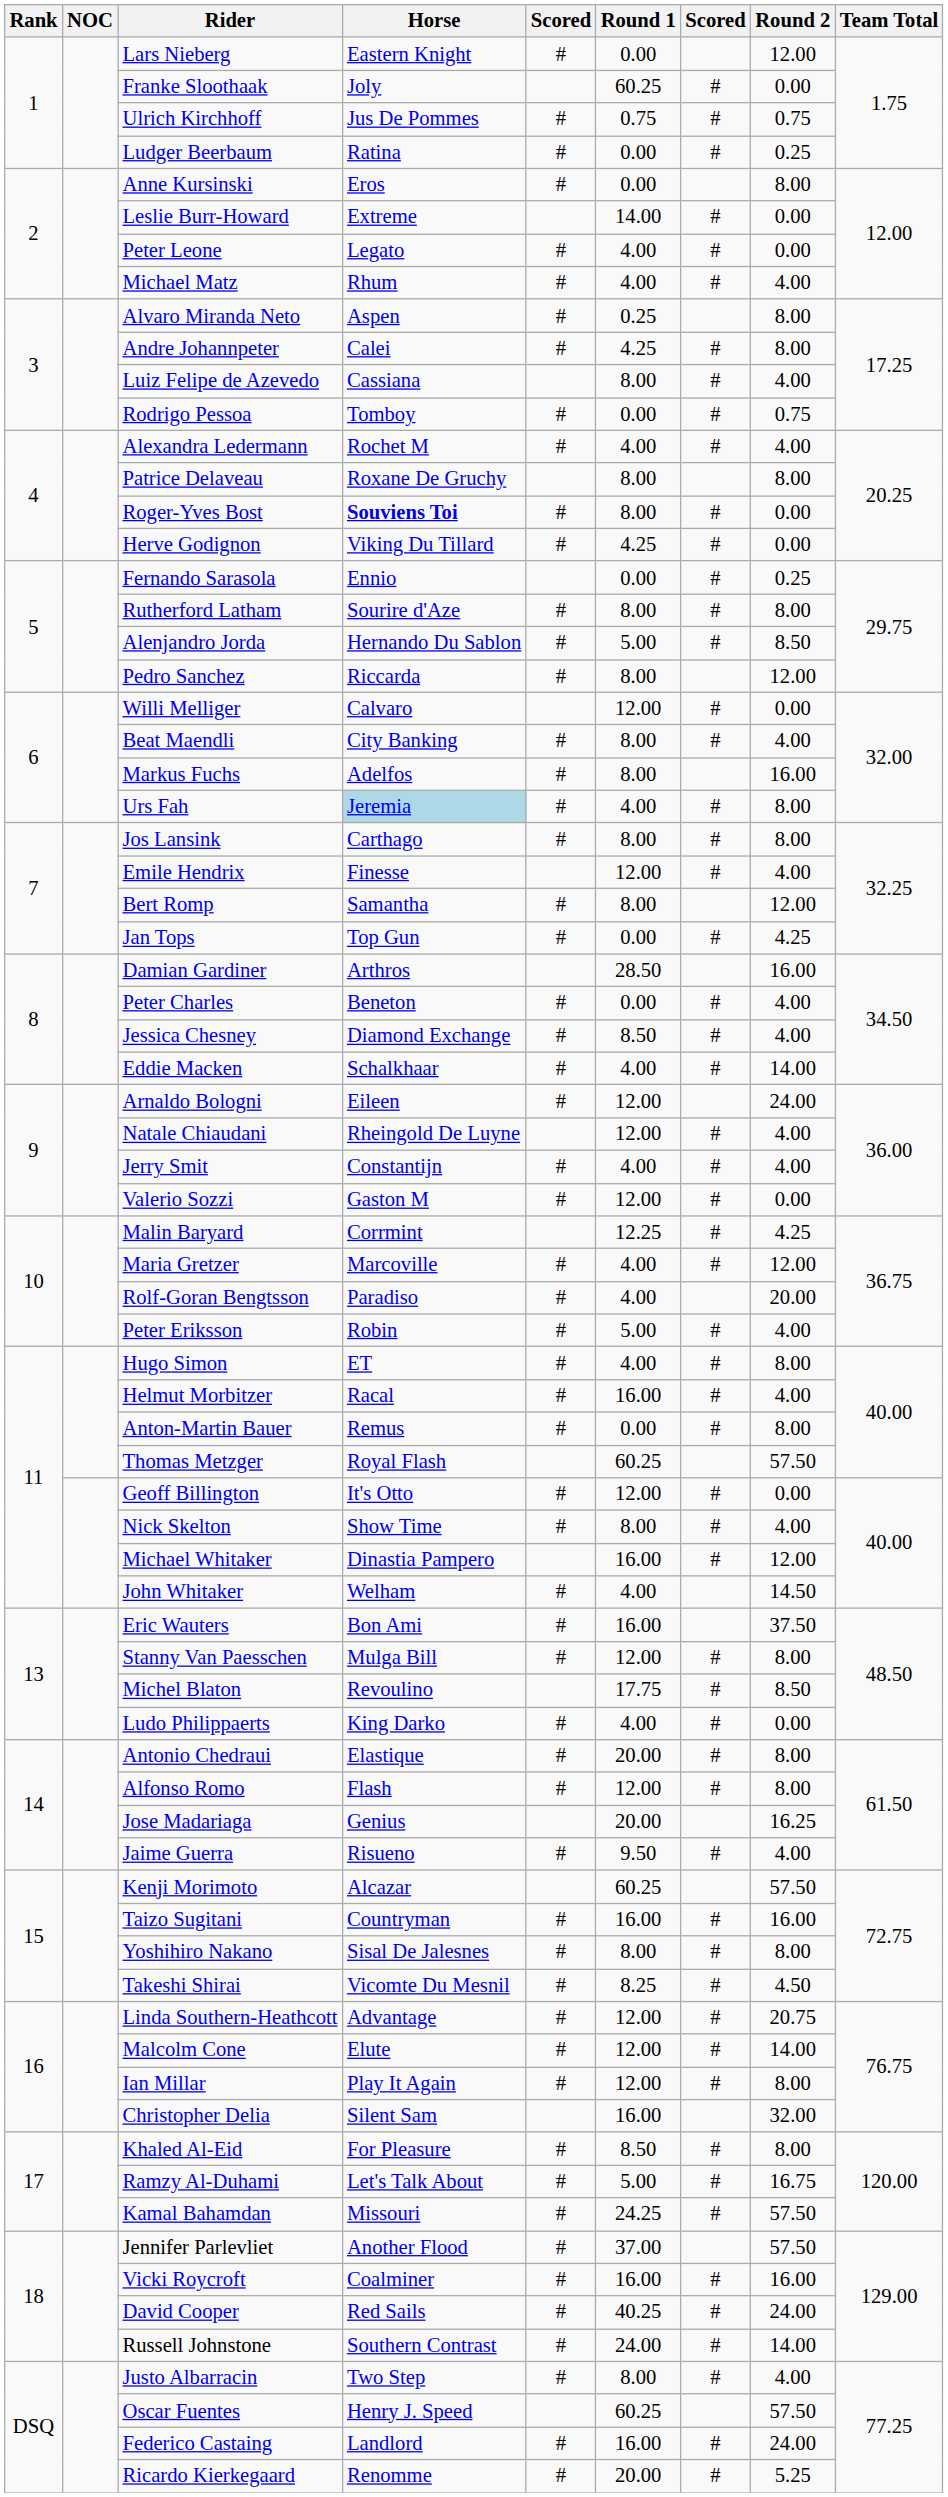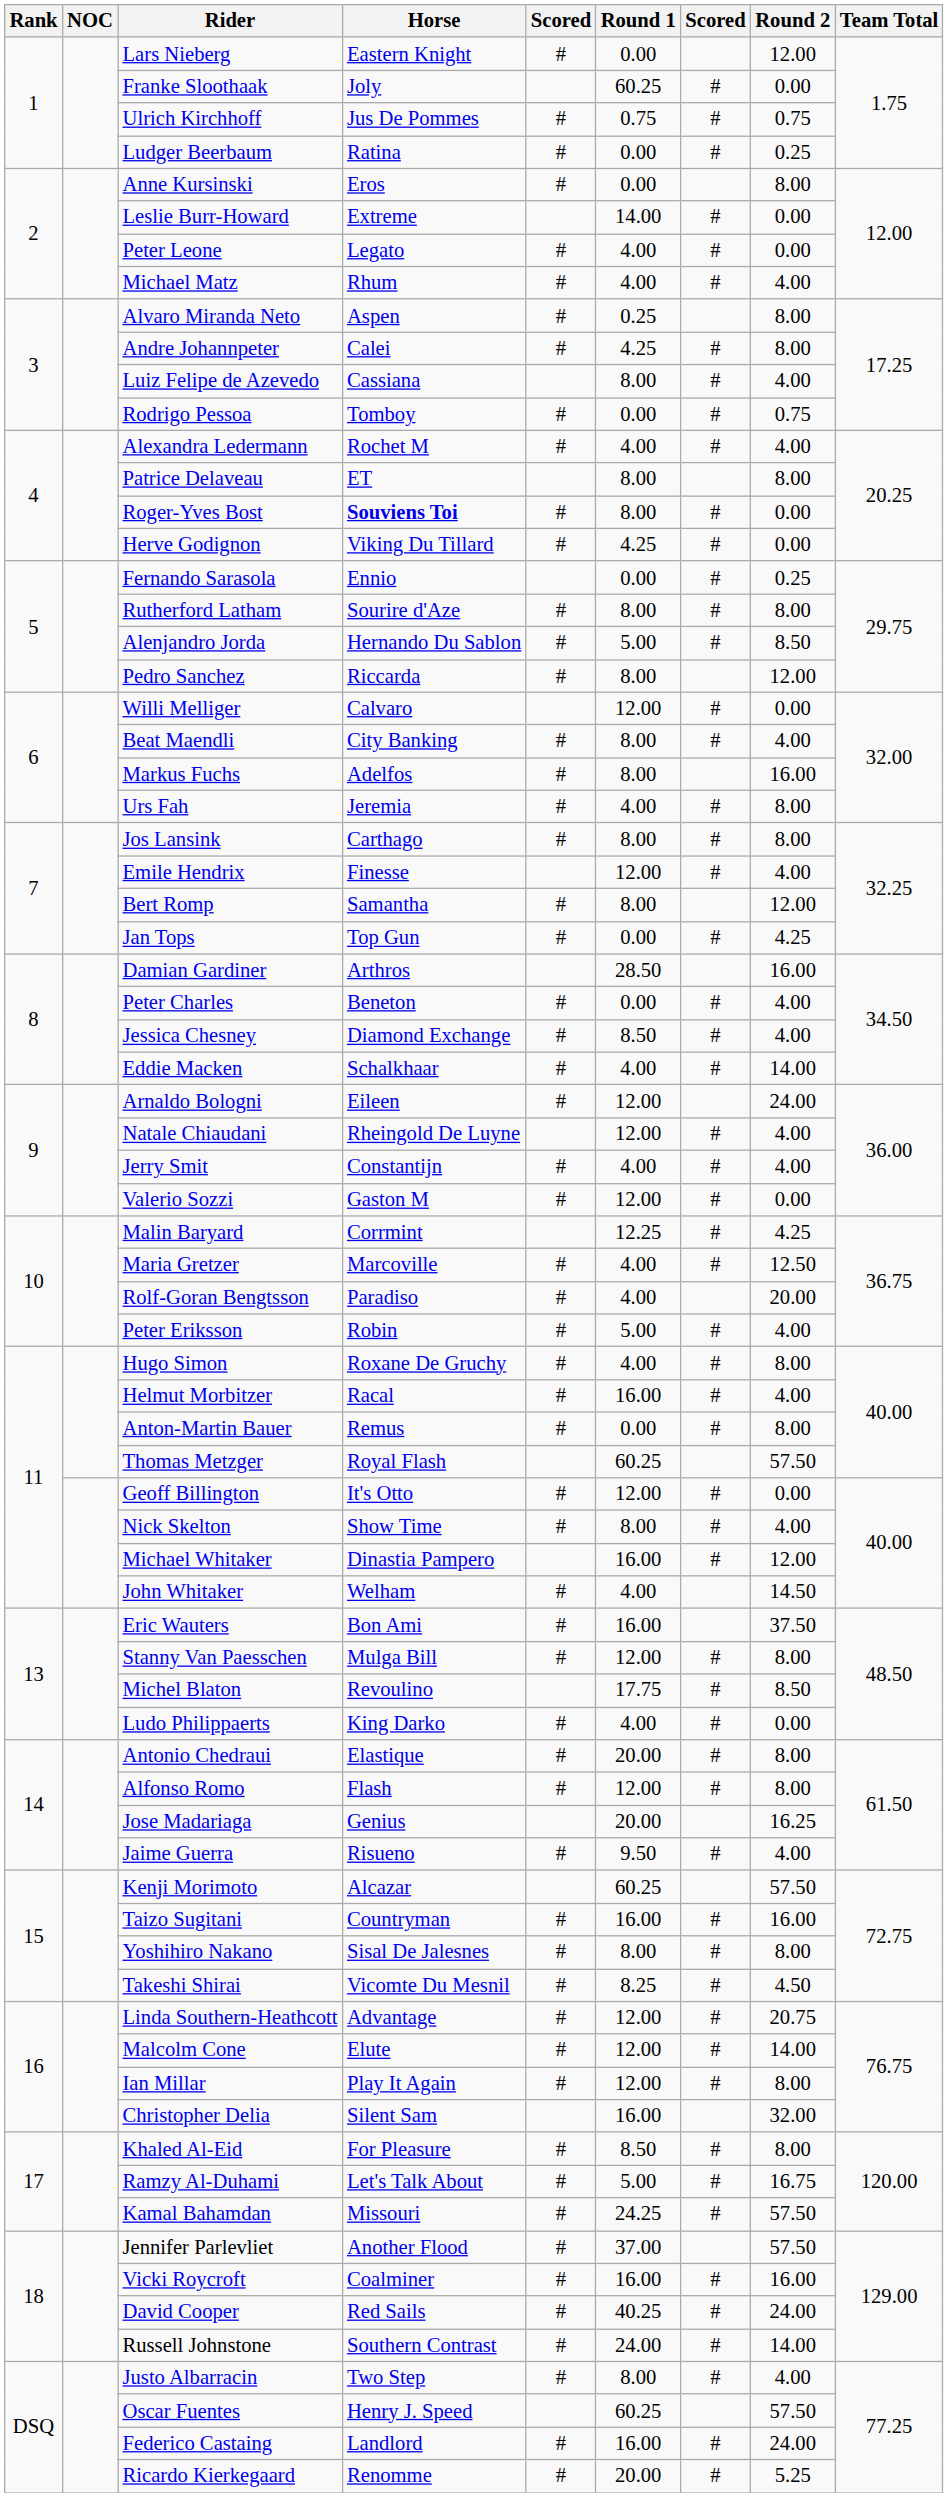(427, 479) Roxane De Gruchy -> (360, 479) ET
(379, 806) lightblue background -> (379, 806) no background
(793, 1264) 12.00 -> (793, 1264) 12.50
(360, 1362) ET -> (427, 1362) Roxane De Gruchy
